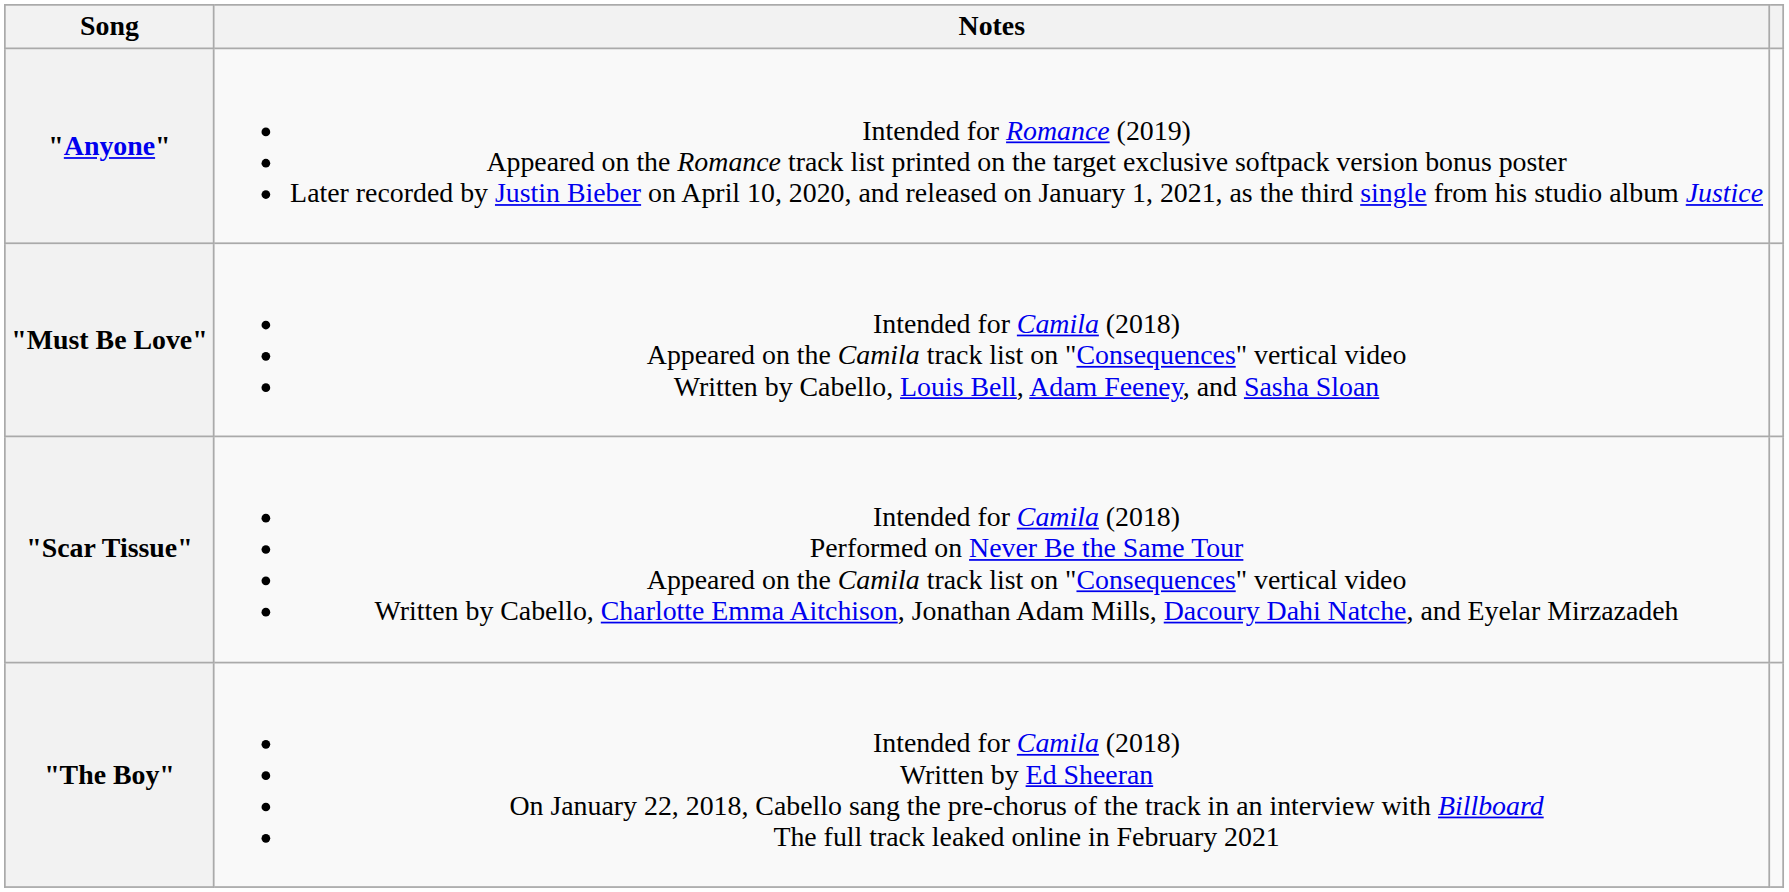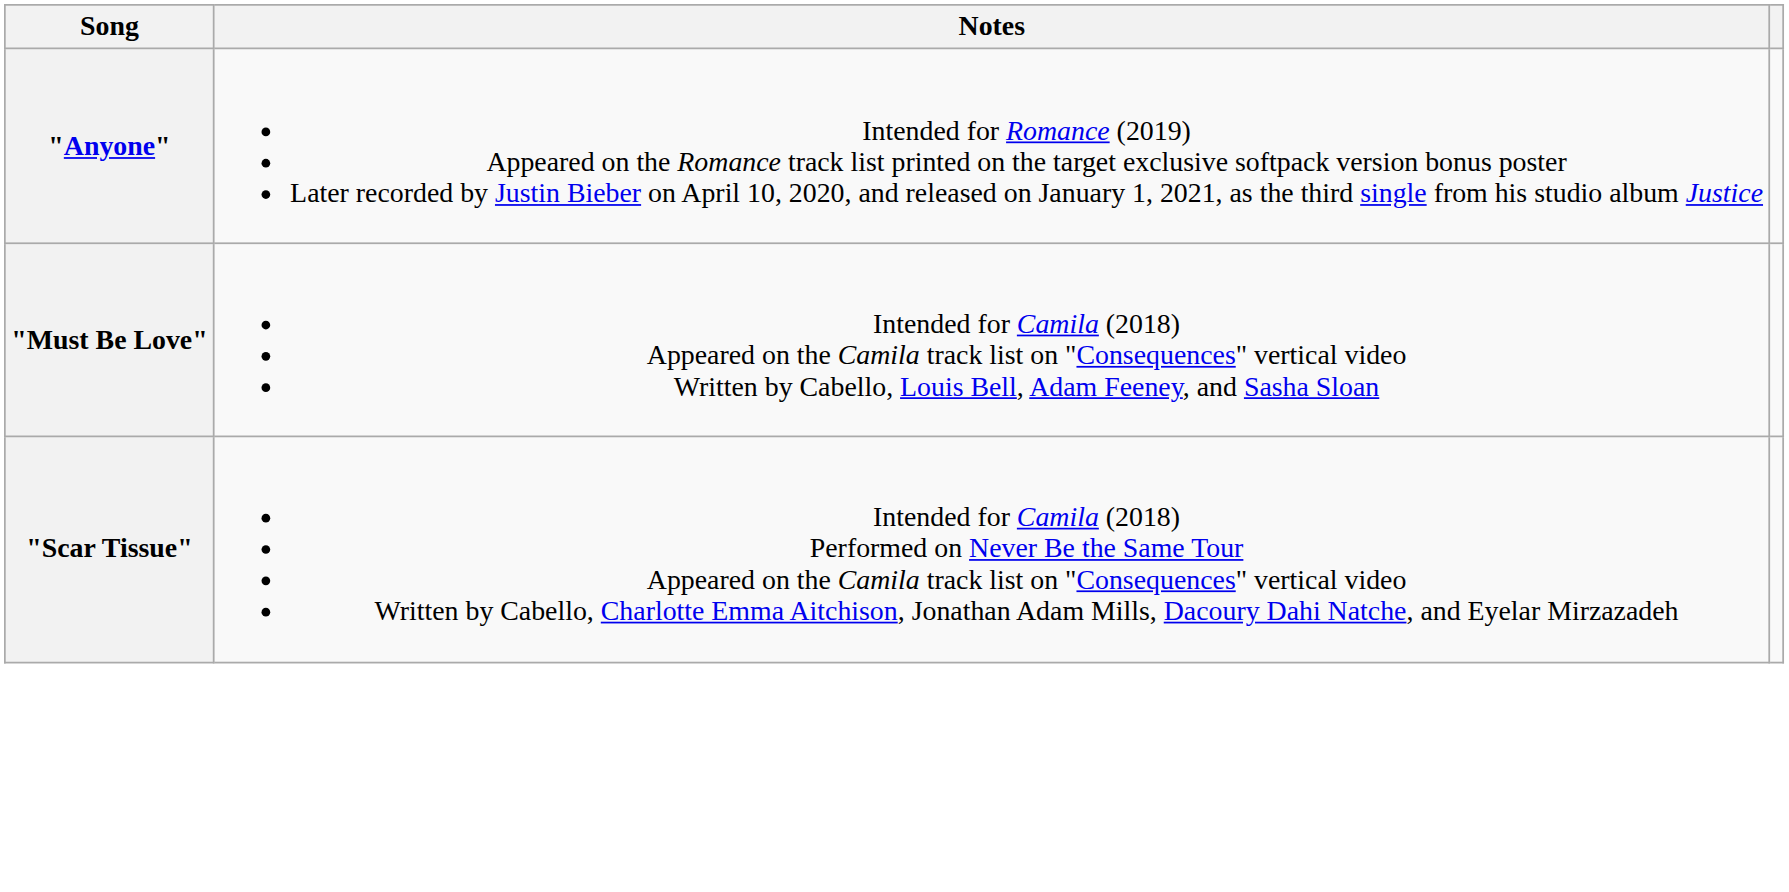- row: (109, 773)
